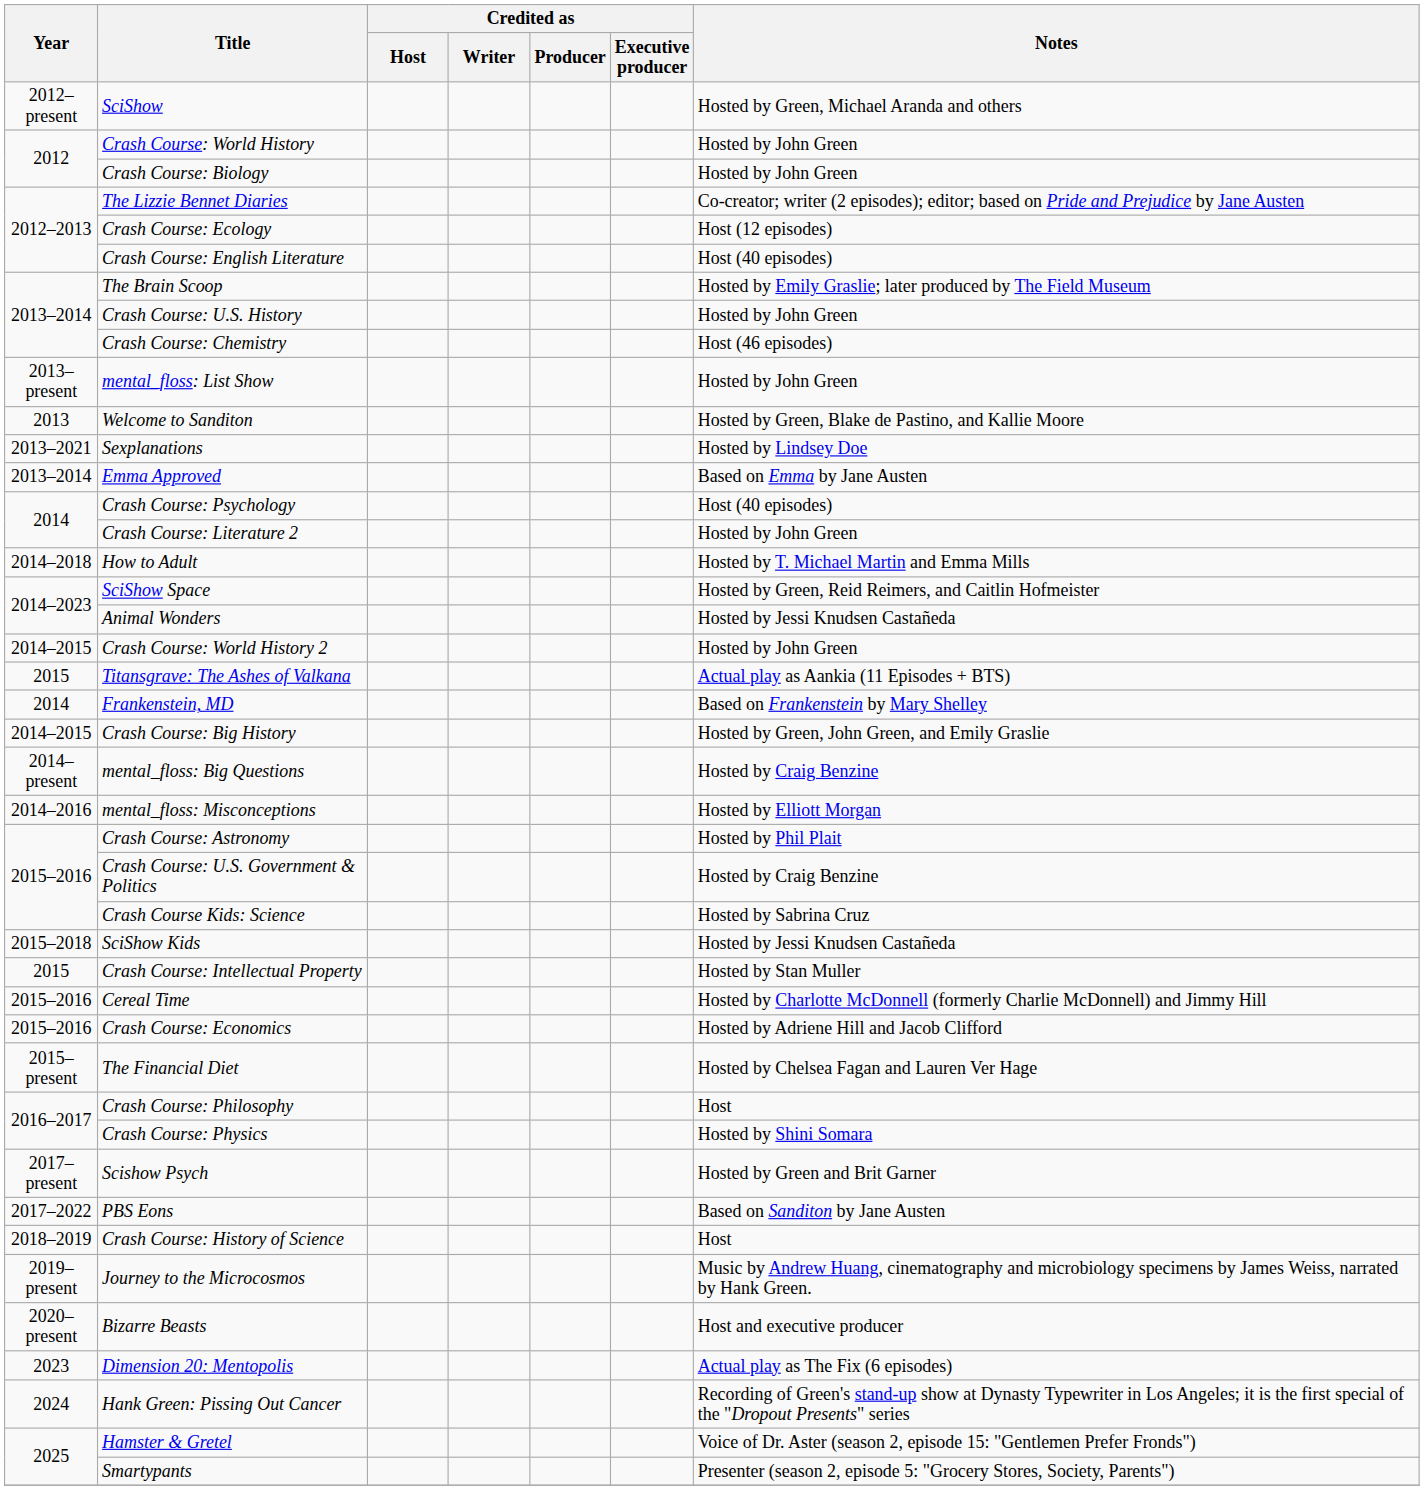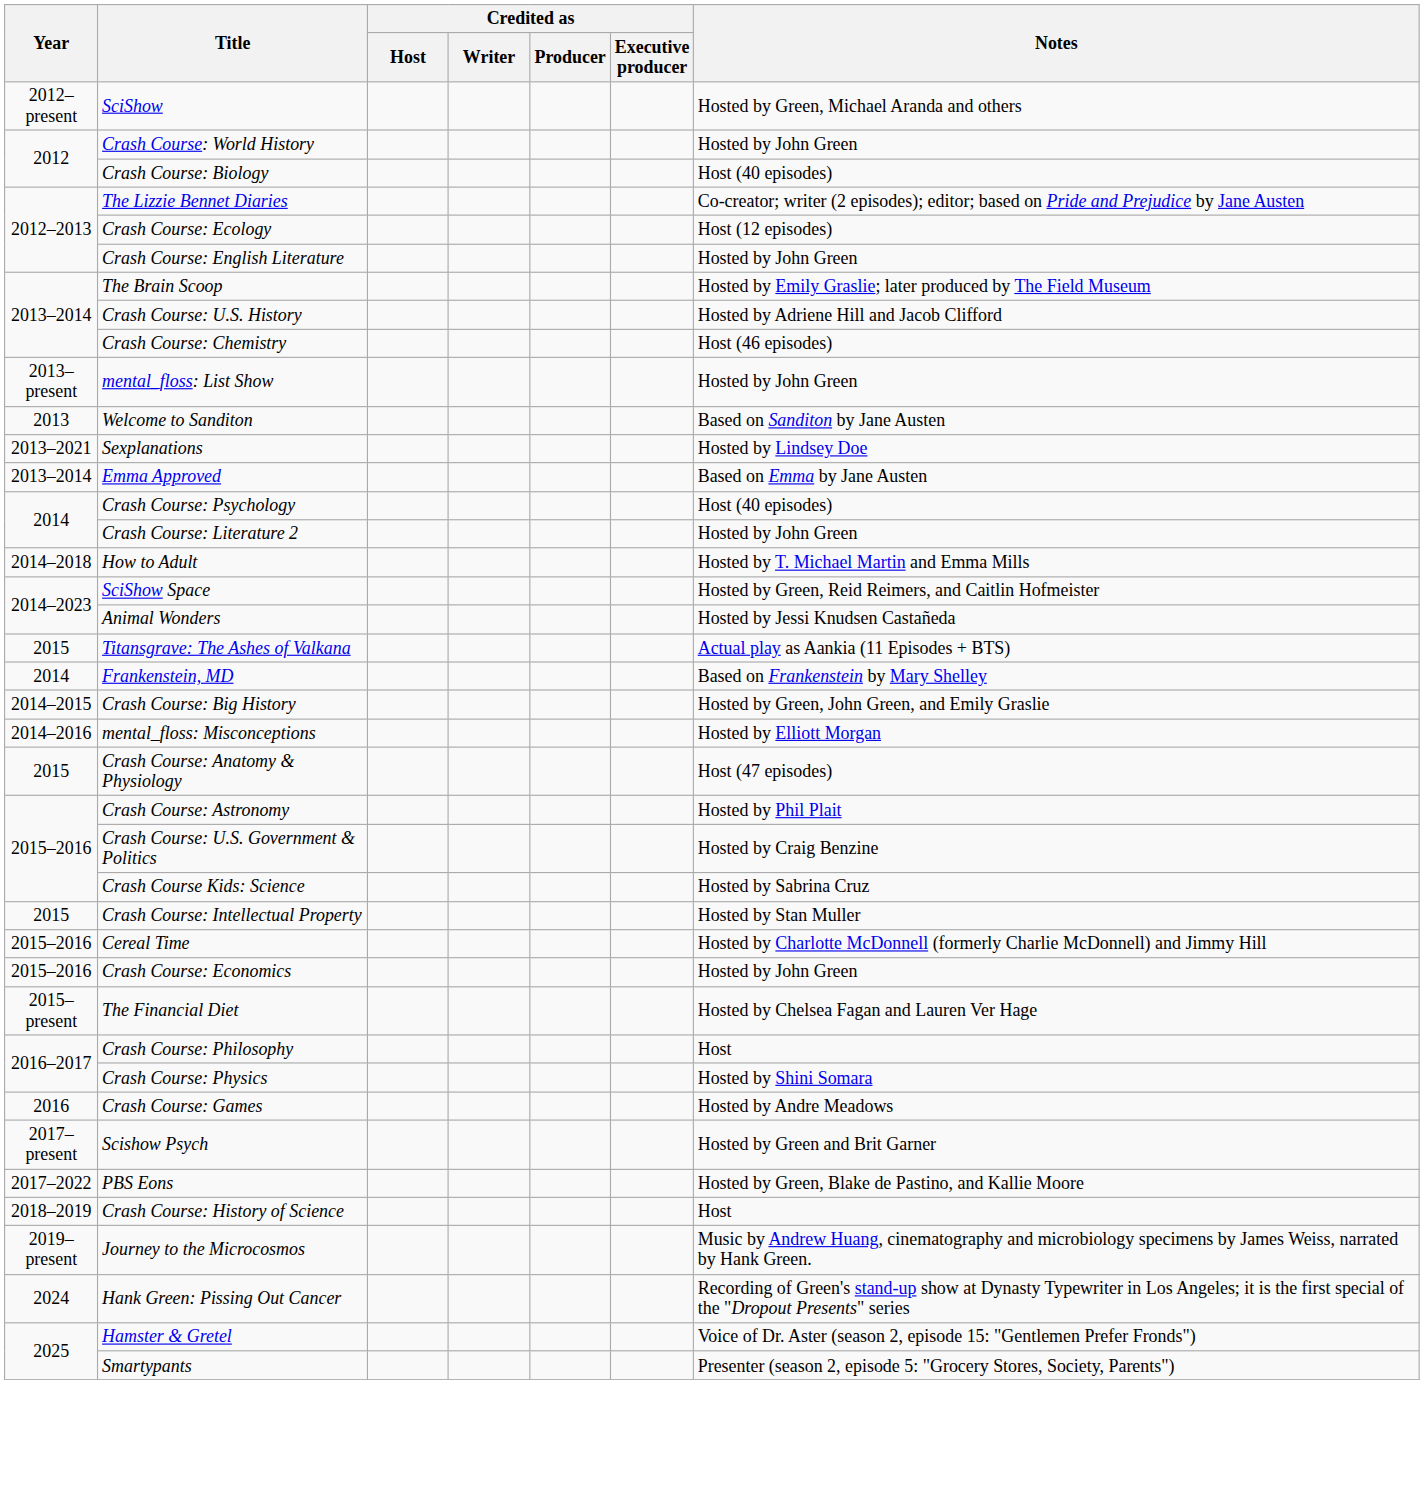(778, 172) Hosted by John Green -> (765, 172) Host (40 episodes)
(765, 257) Host (40 episodes) -> (778, 257) Hosted by John Green
(778, 314) Hosted by John Green -> (850, 314) Hosted by Adriene Hill and Jacob Clifford
(891, 420) Hosted by Green, Blake de Pastino, and Kallie Moore -> (821, 420) Based on Sanditon by Jane Austen
- row: (215, 647)
- row: (203, 771)
+ row: (198, 771)
- row: (151, 943)
(850, 1028) Hosted by Adriene Hill and Jacob Clifford -> (778, 972) Hosted by John Green
+ row: (182, 1105)
(821, 1211) Based on Sanditon by Jane Austen -> (891, 1182) Hosted by Green, Blake de Pastino, and Kallie Moore
- row: (154, 1326)
- row: (198, 1365)
